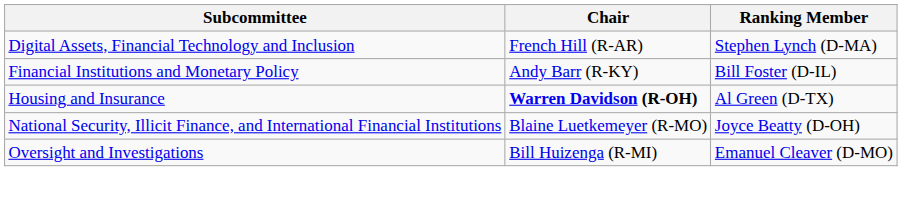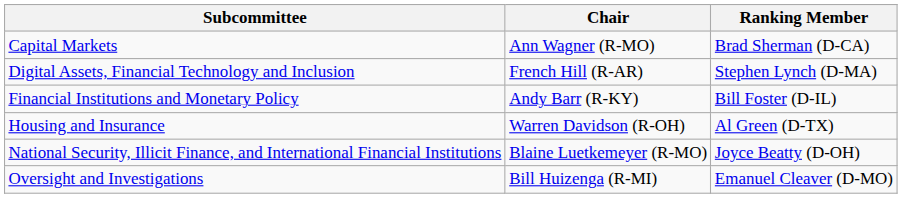+ row: (63, 44)
(603, 98) bold -> (597, 125) normal
